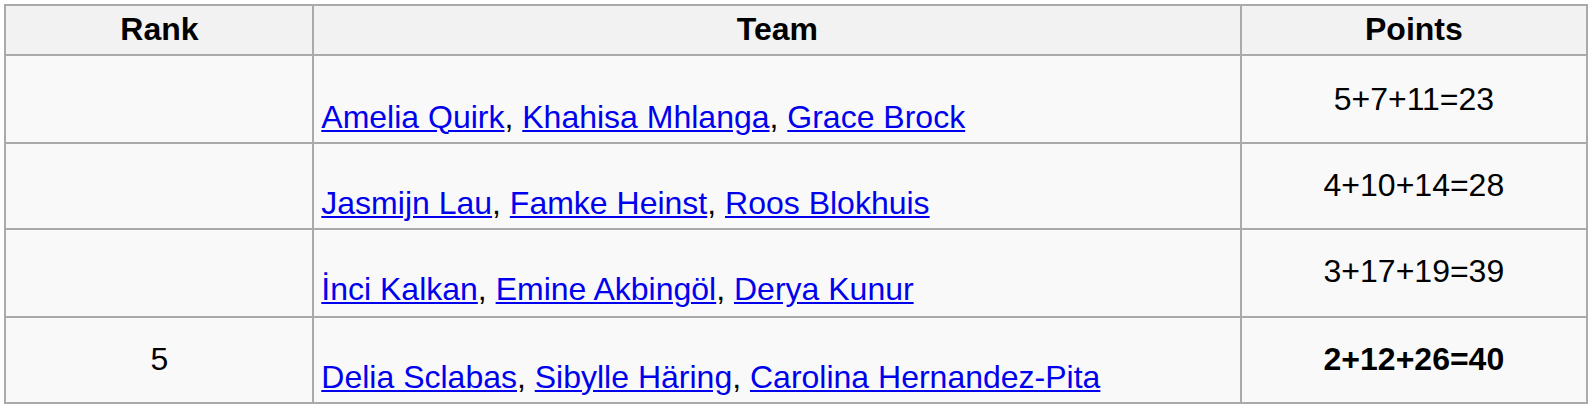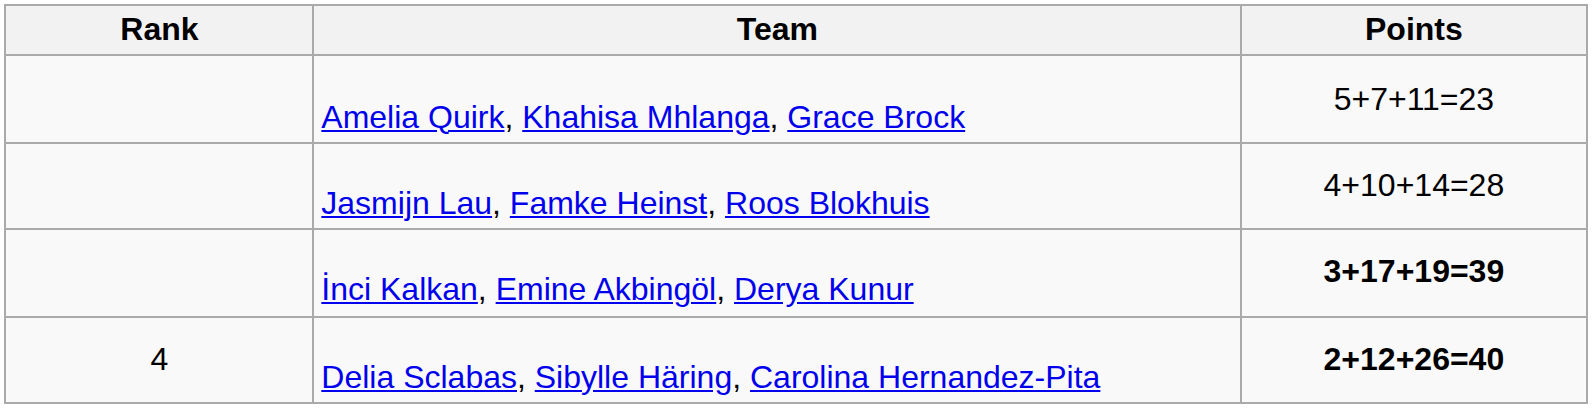(1414, 272) normal -> (1414, 272) bold
(159, 358) 5 -> (159, 358) 4
